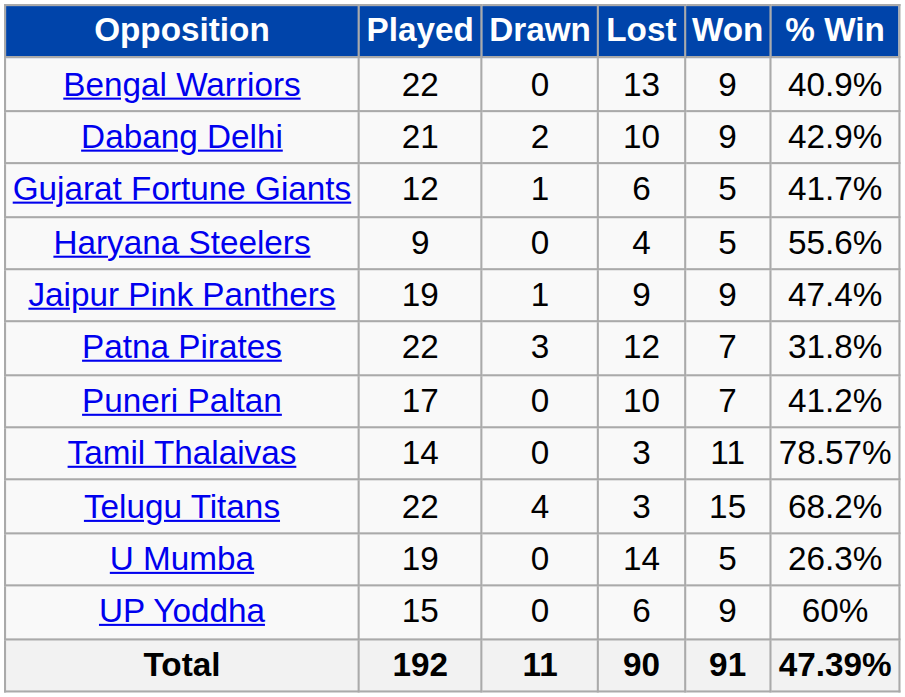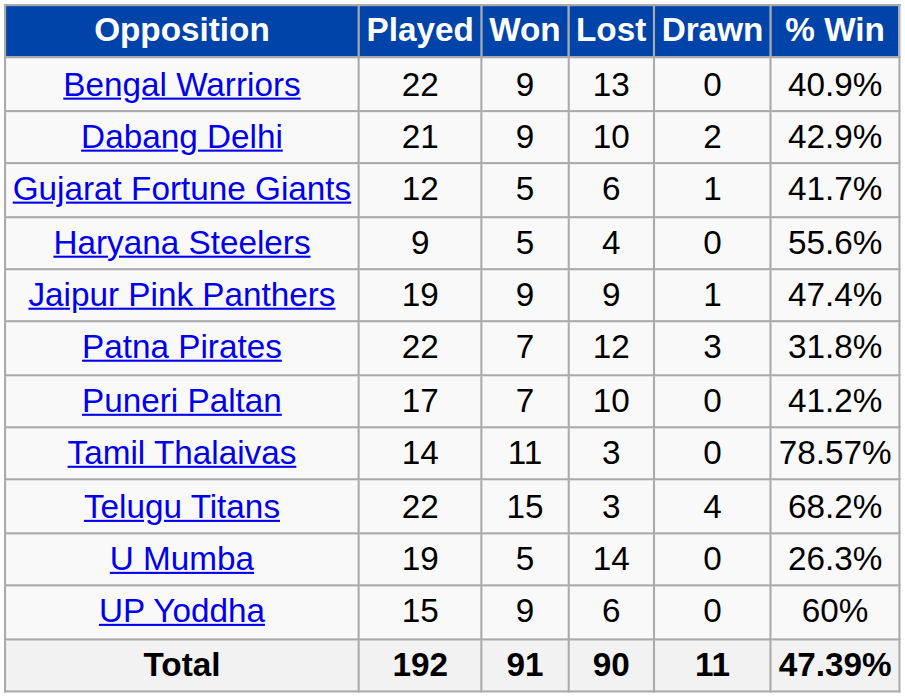columns swapped: (728, 30) <-> (540, 30)
